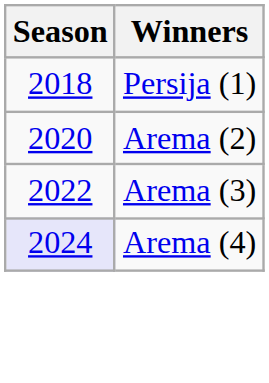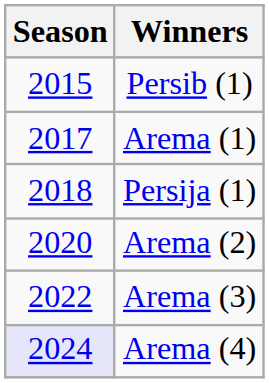+ row: (190, 83)
+ row: (190, 137)
